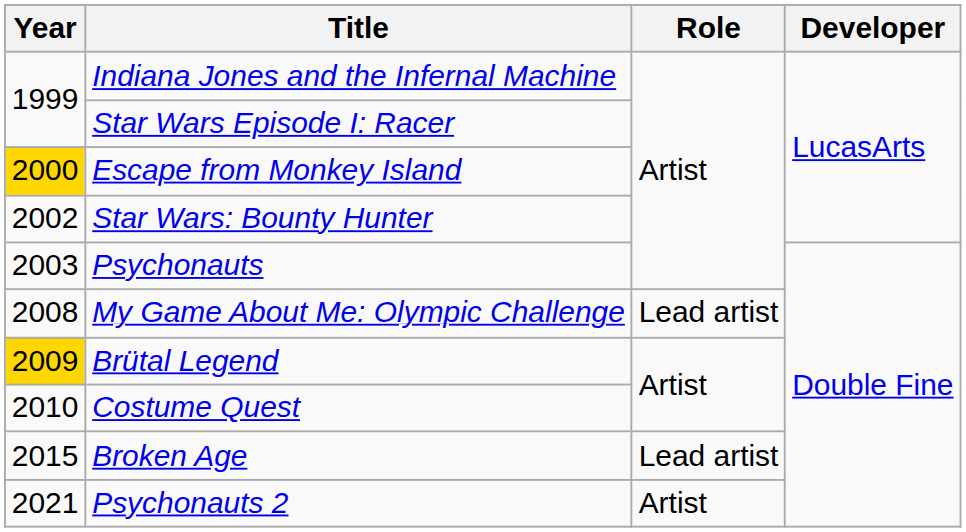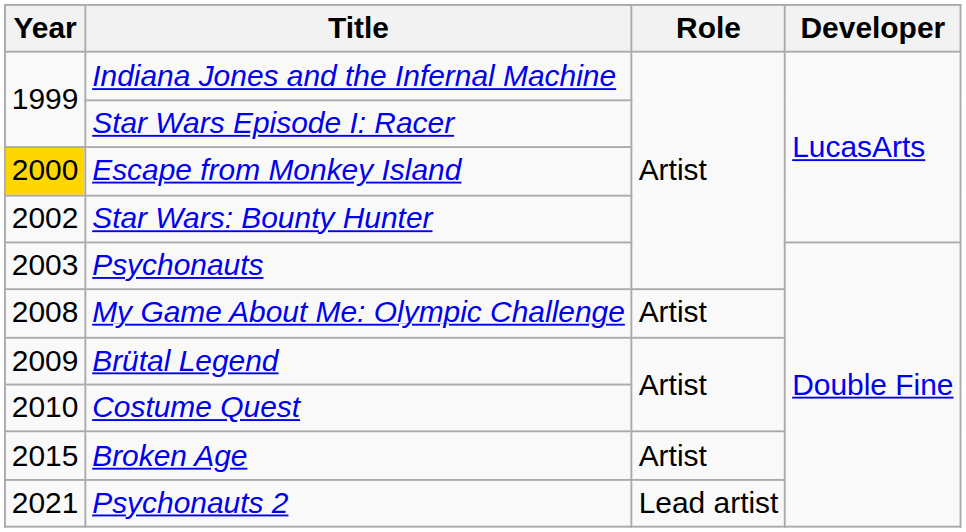(709, 312) Lead artist -> (673, 312) Artist
(45, 360) gold background -> (45, 360) no background
(709, 455) Lead artist -> (673, 455) Artist
(673, 502) Artist -> (709, 502) Lead artist
